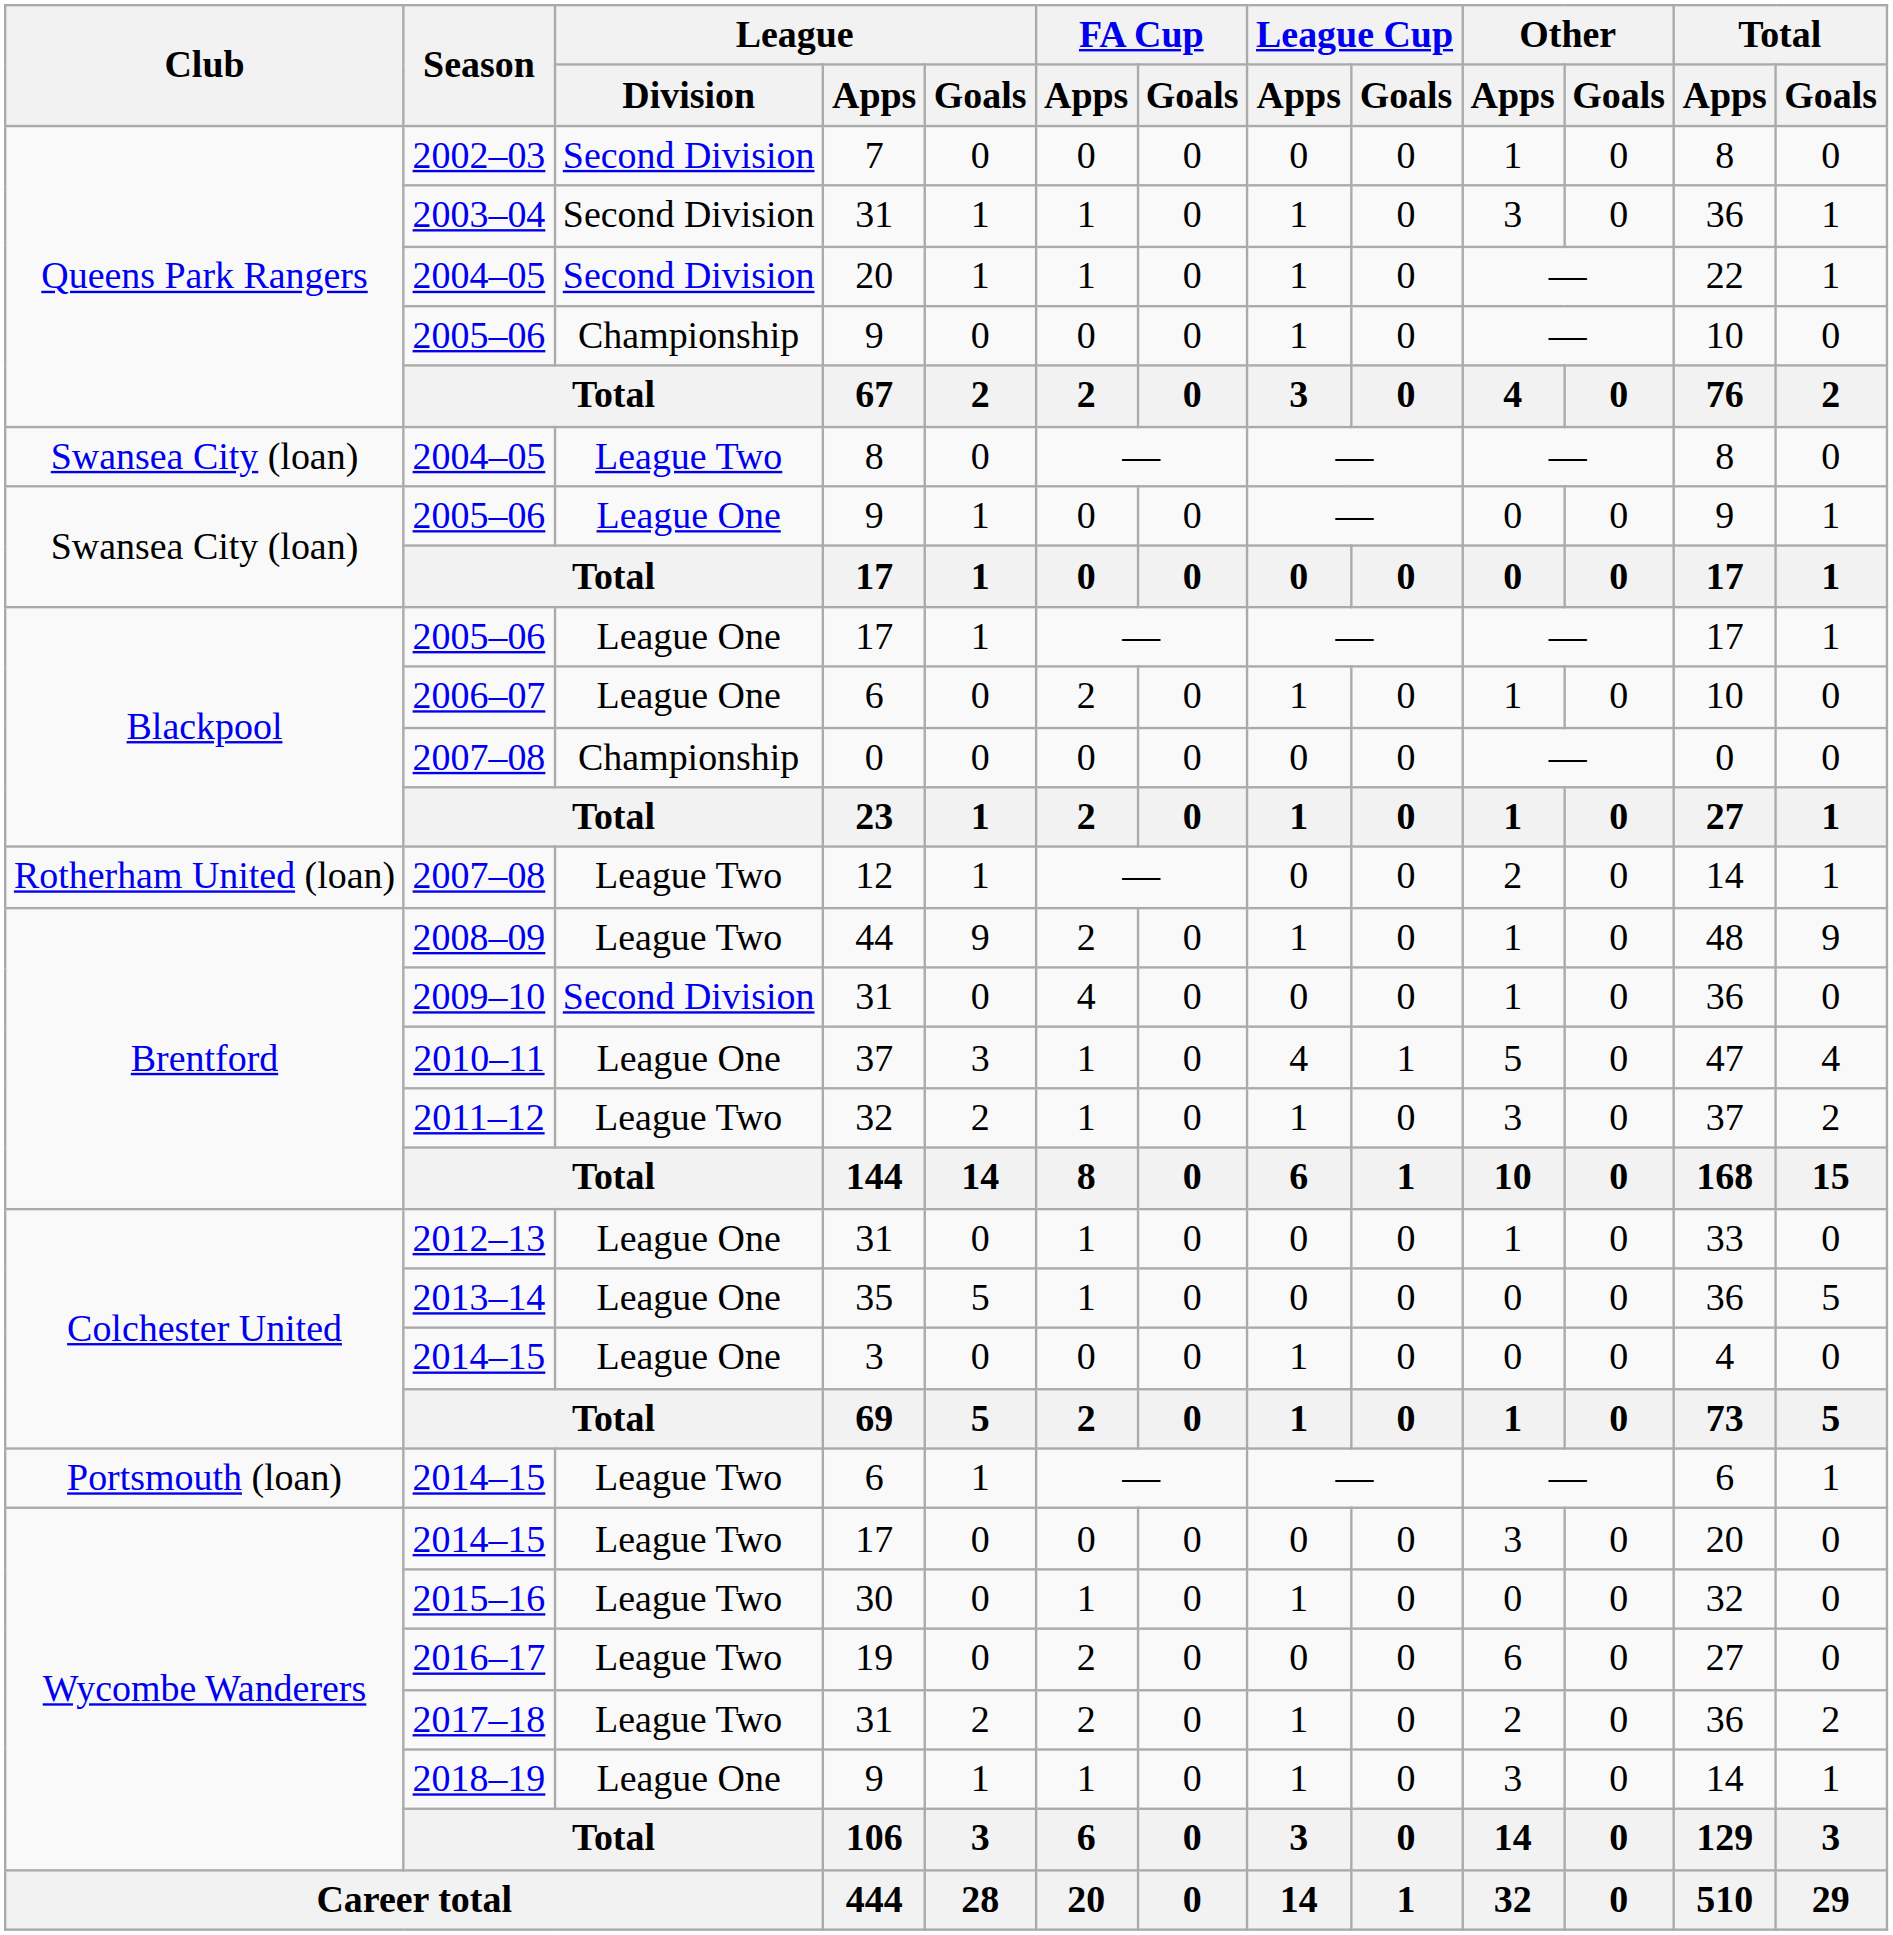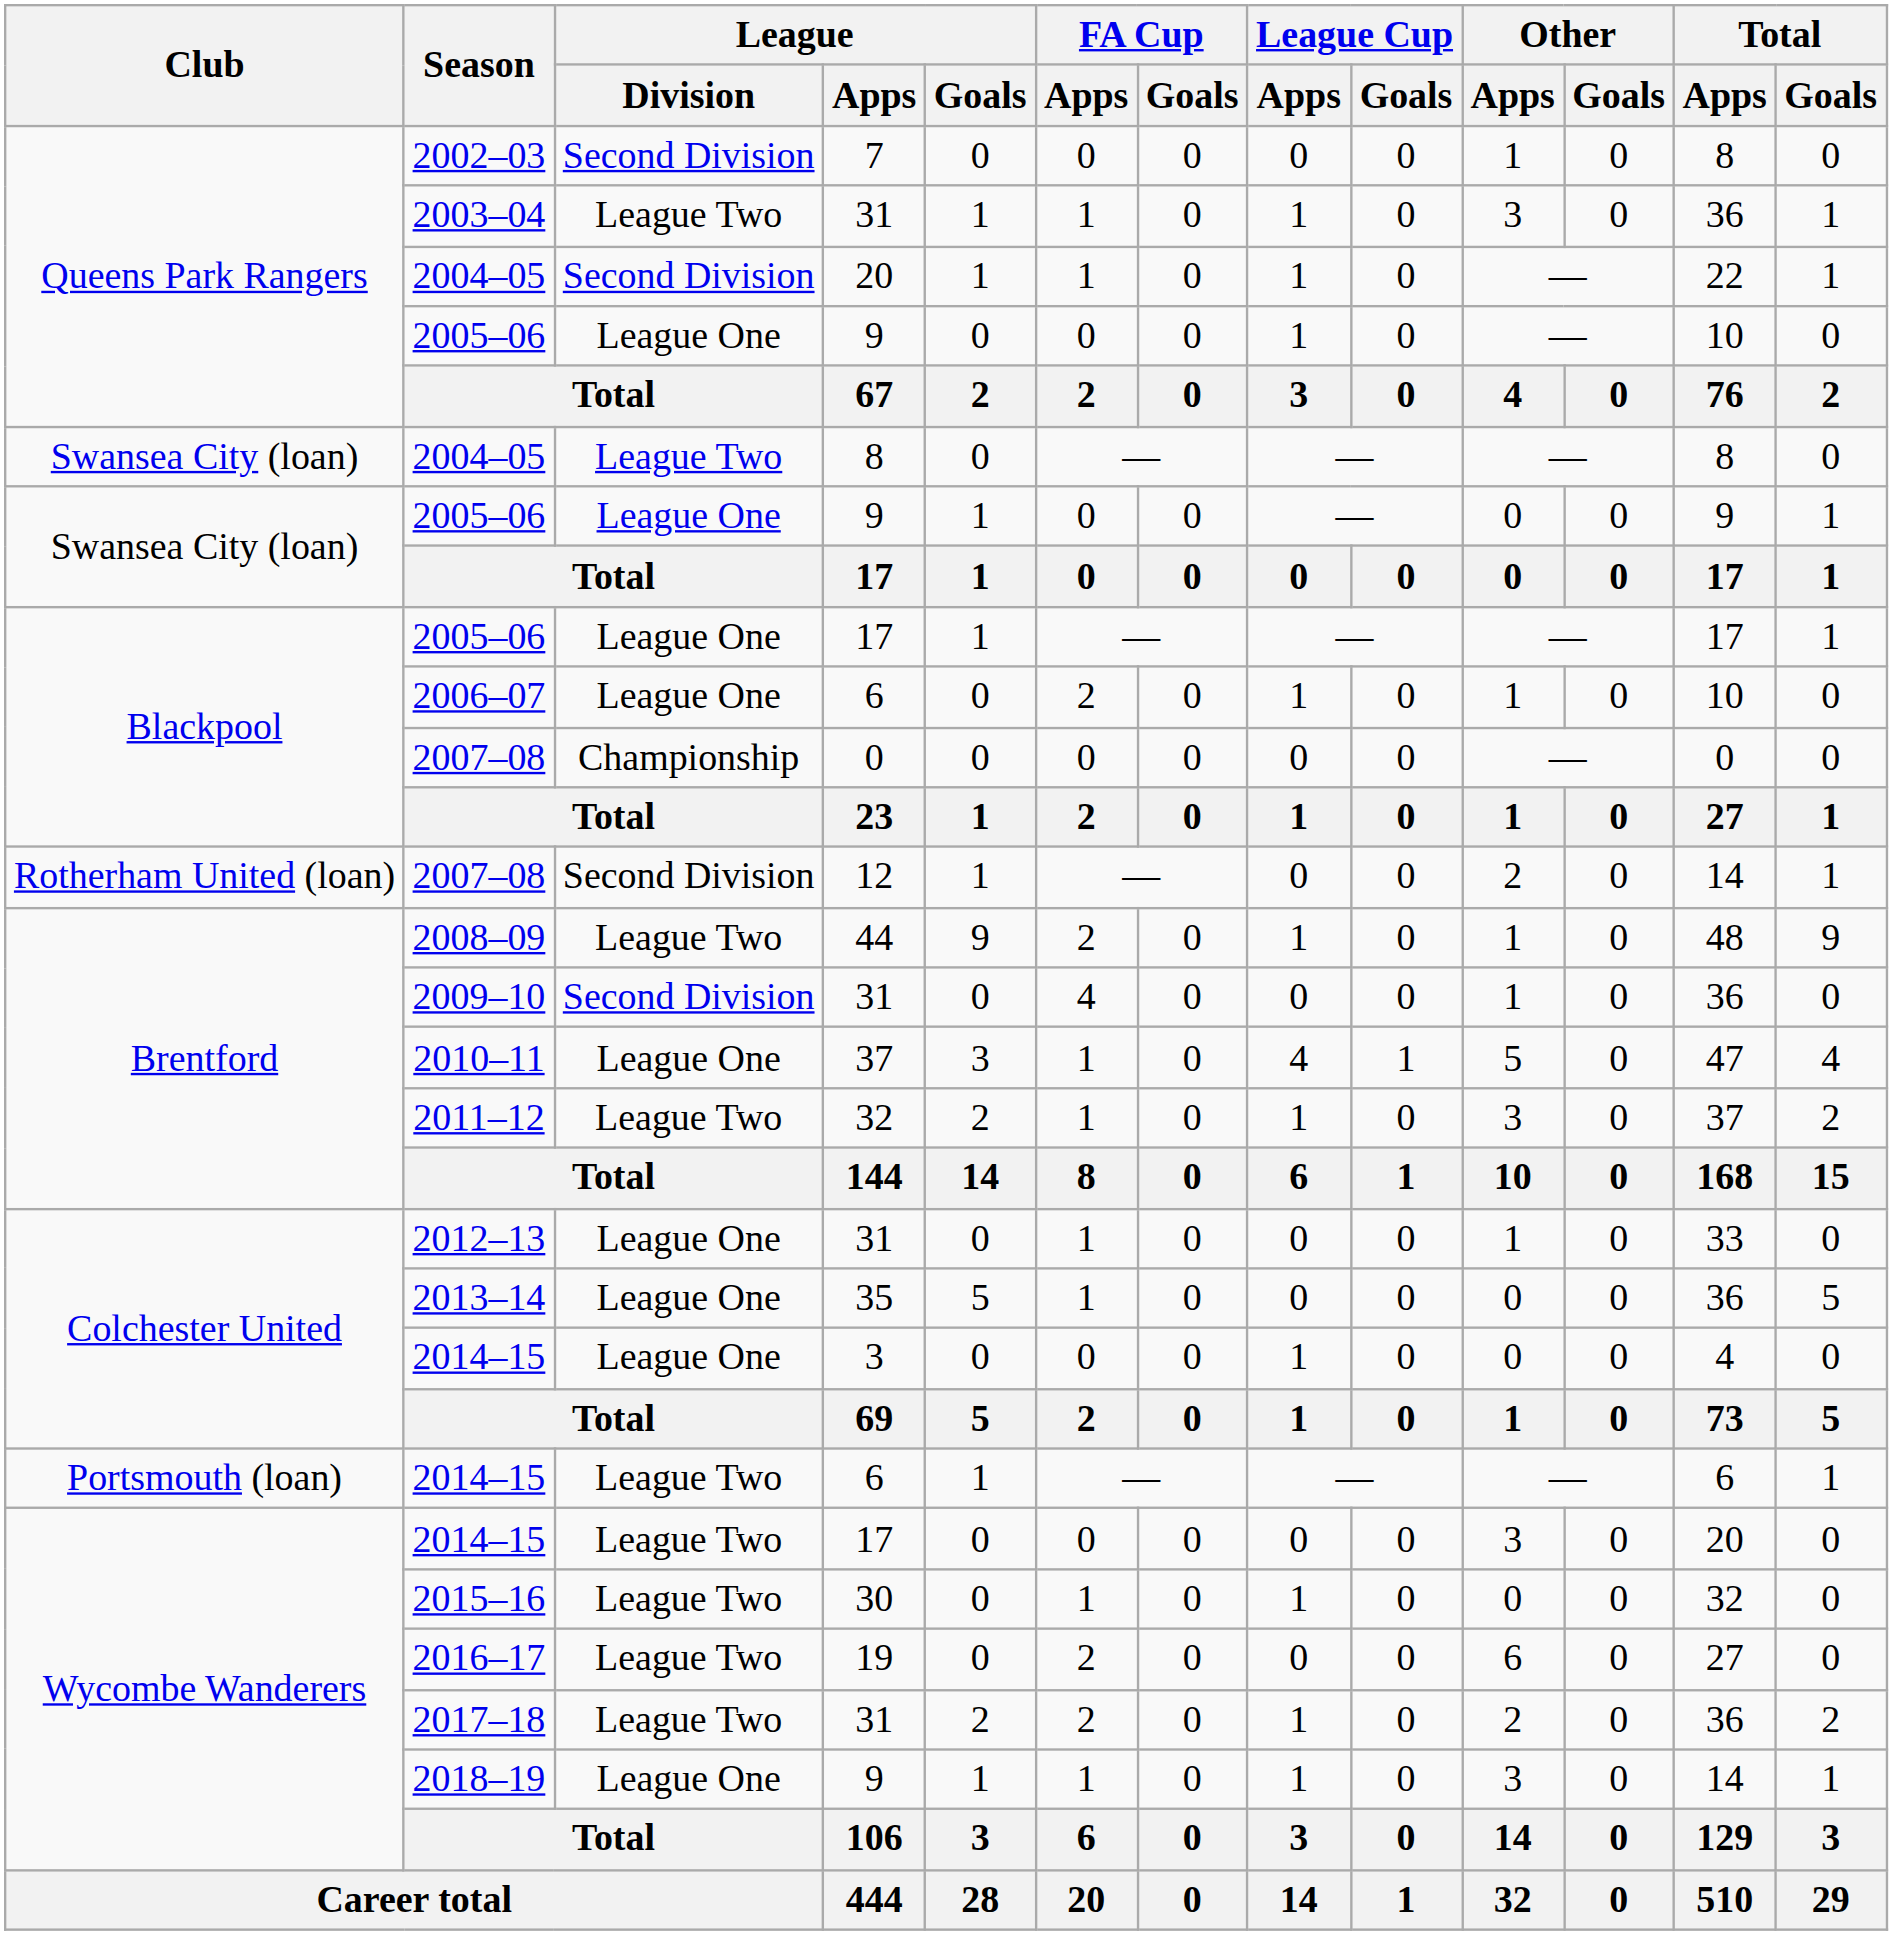(689, 214) Second Division -> (689, 214) League Two
(689, 335) Championship -> (689, 335) League One
(689, 876) League Two -> (689, 876) Second Division
